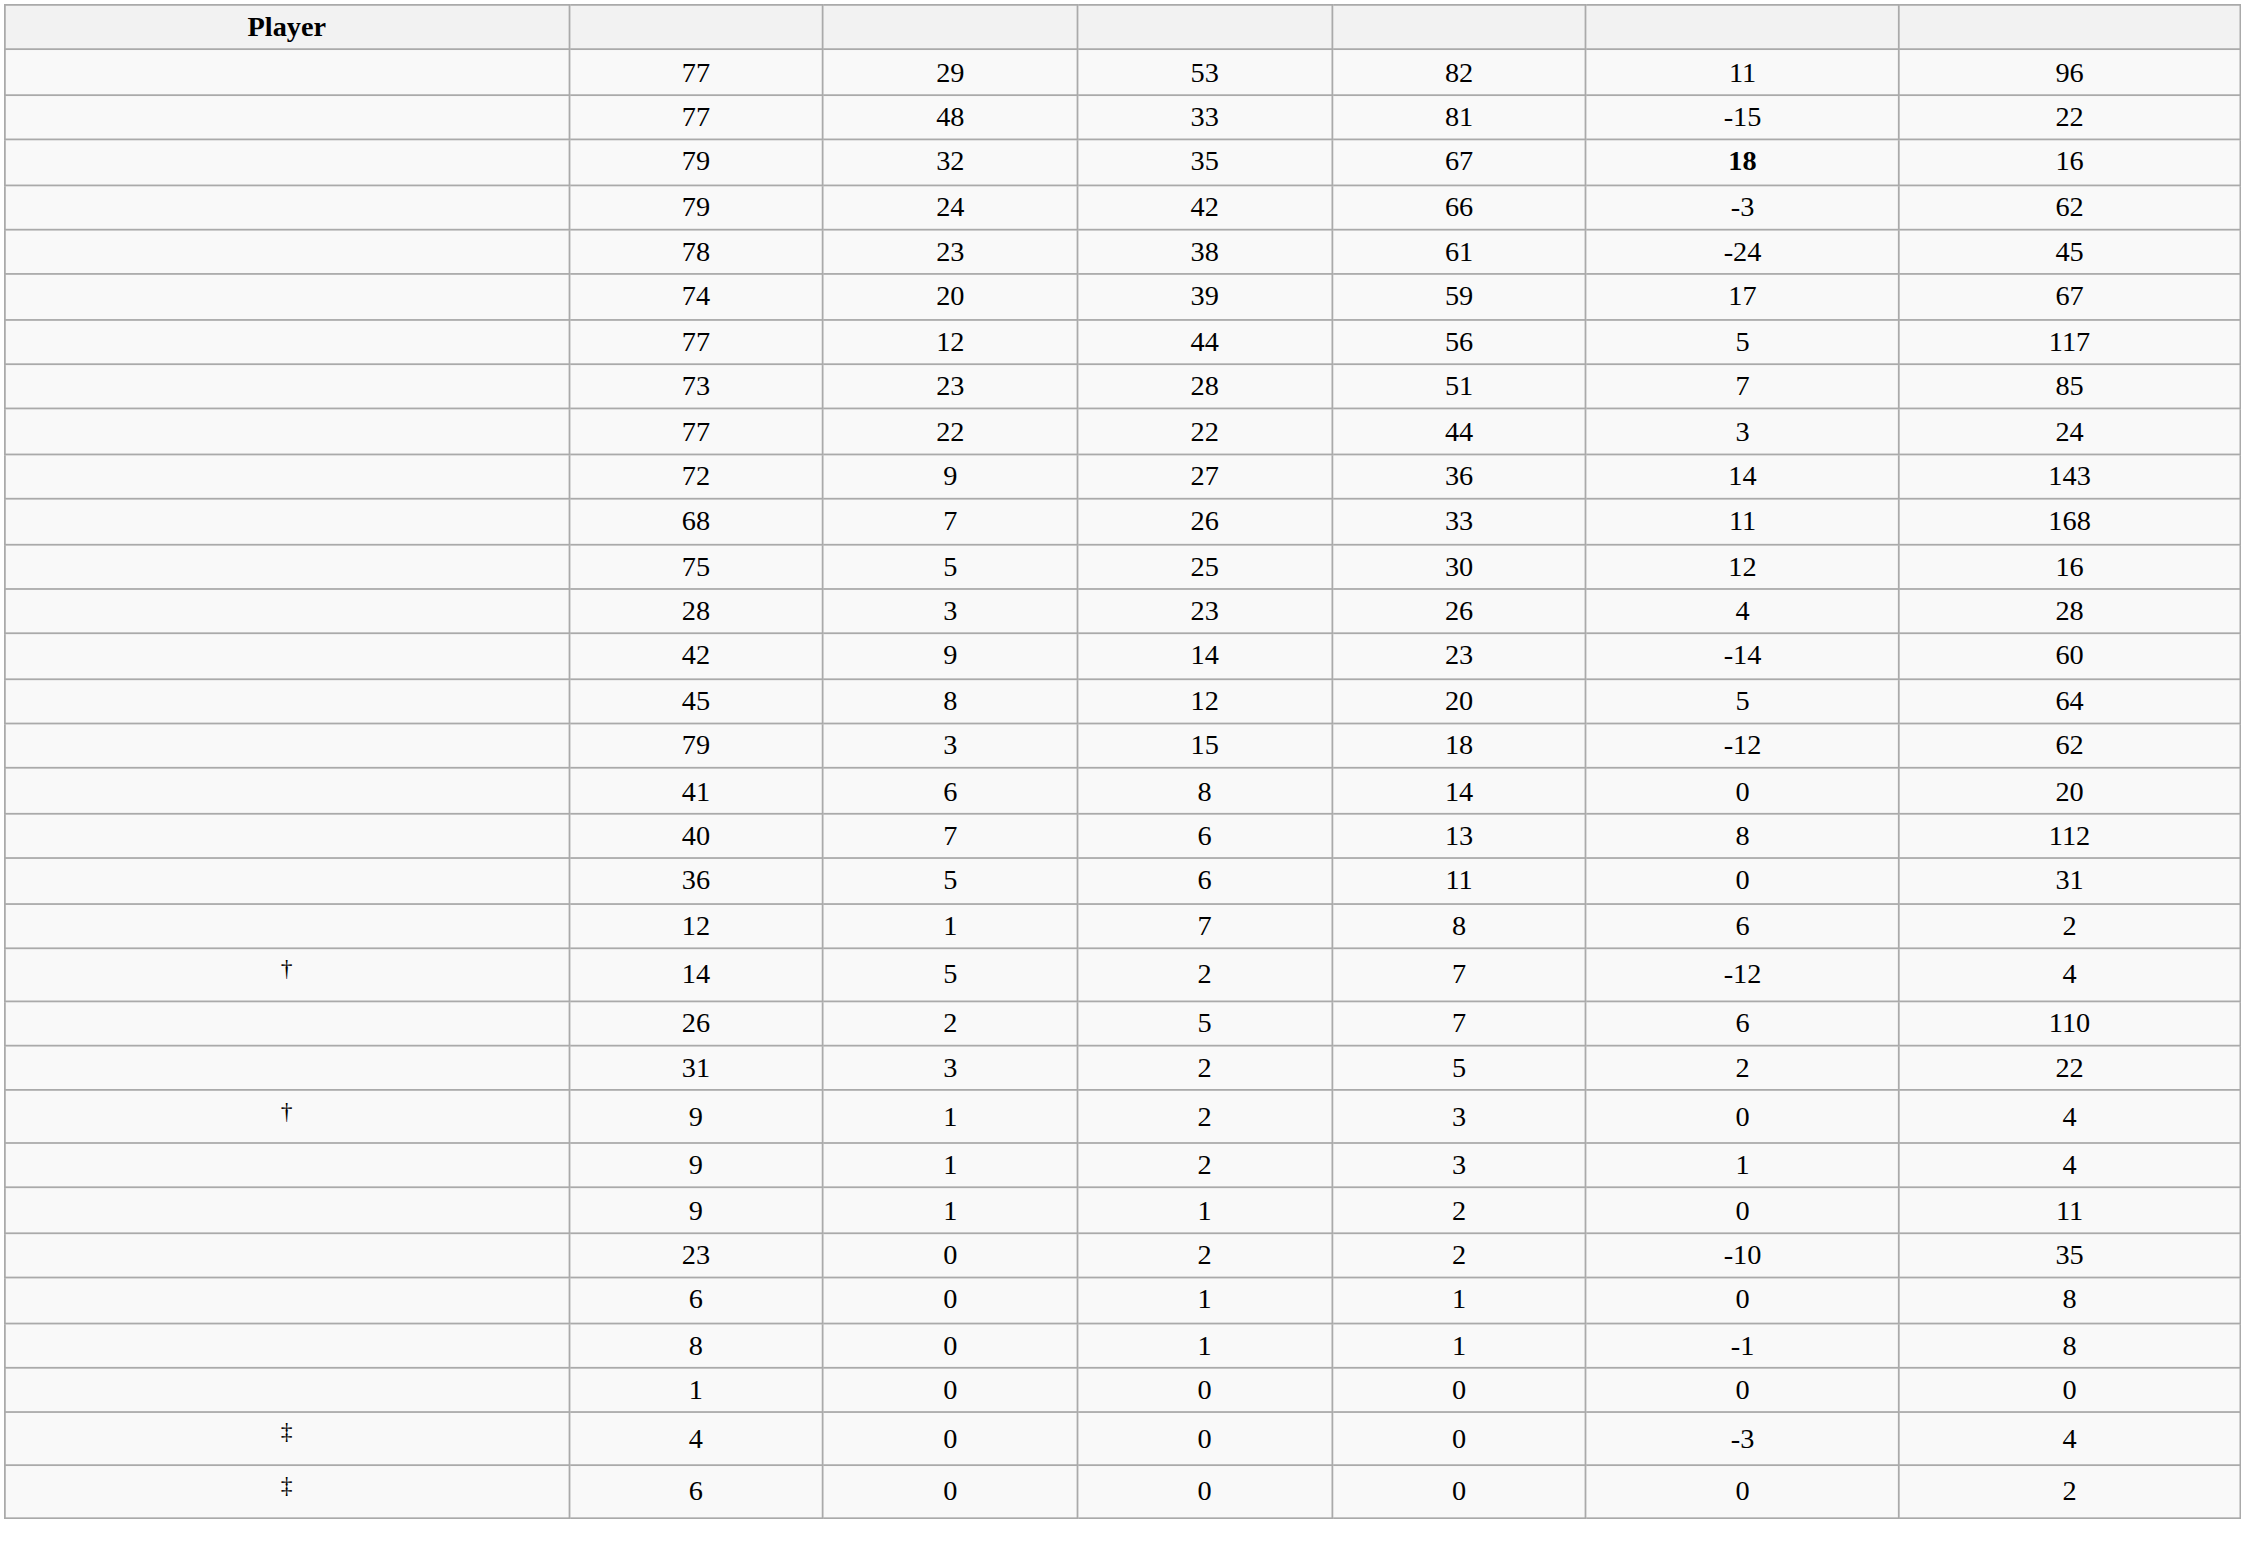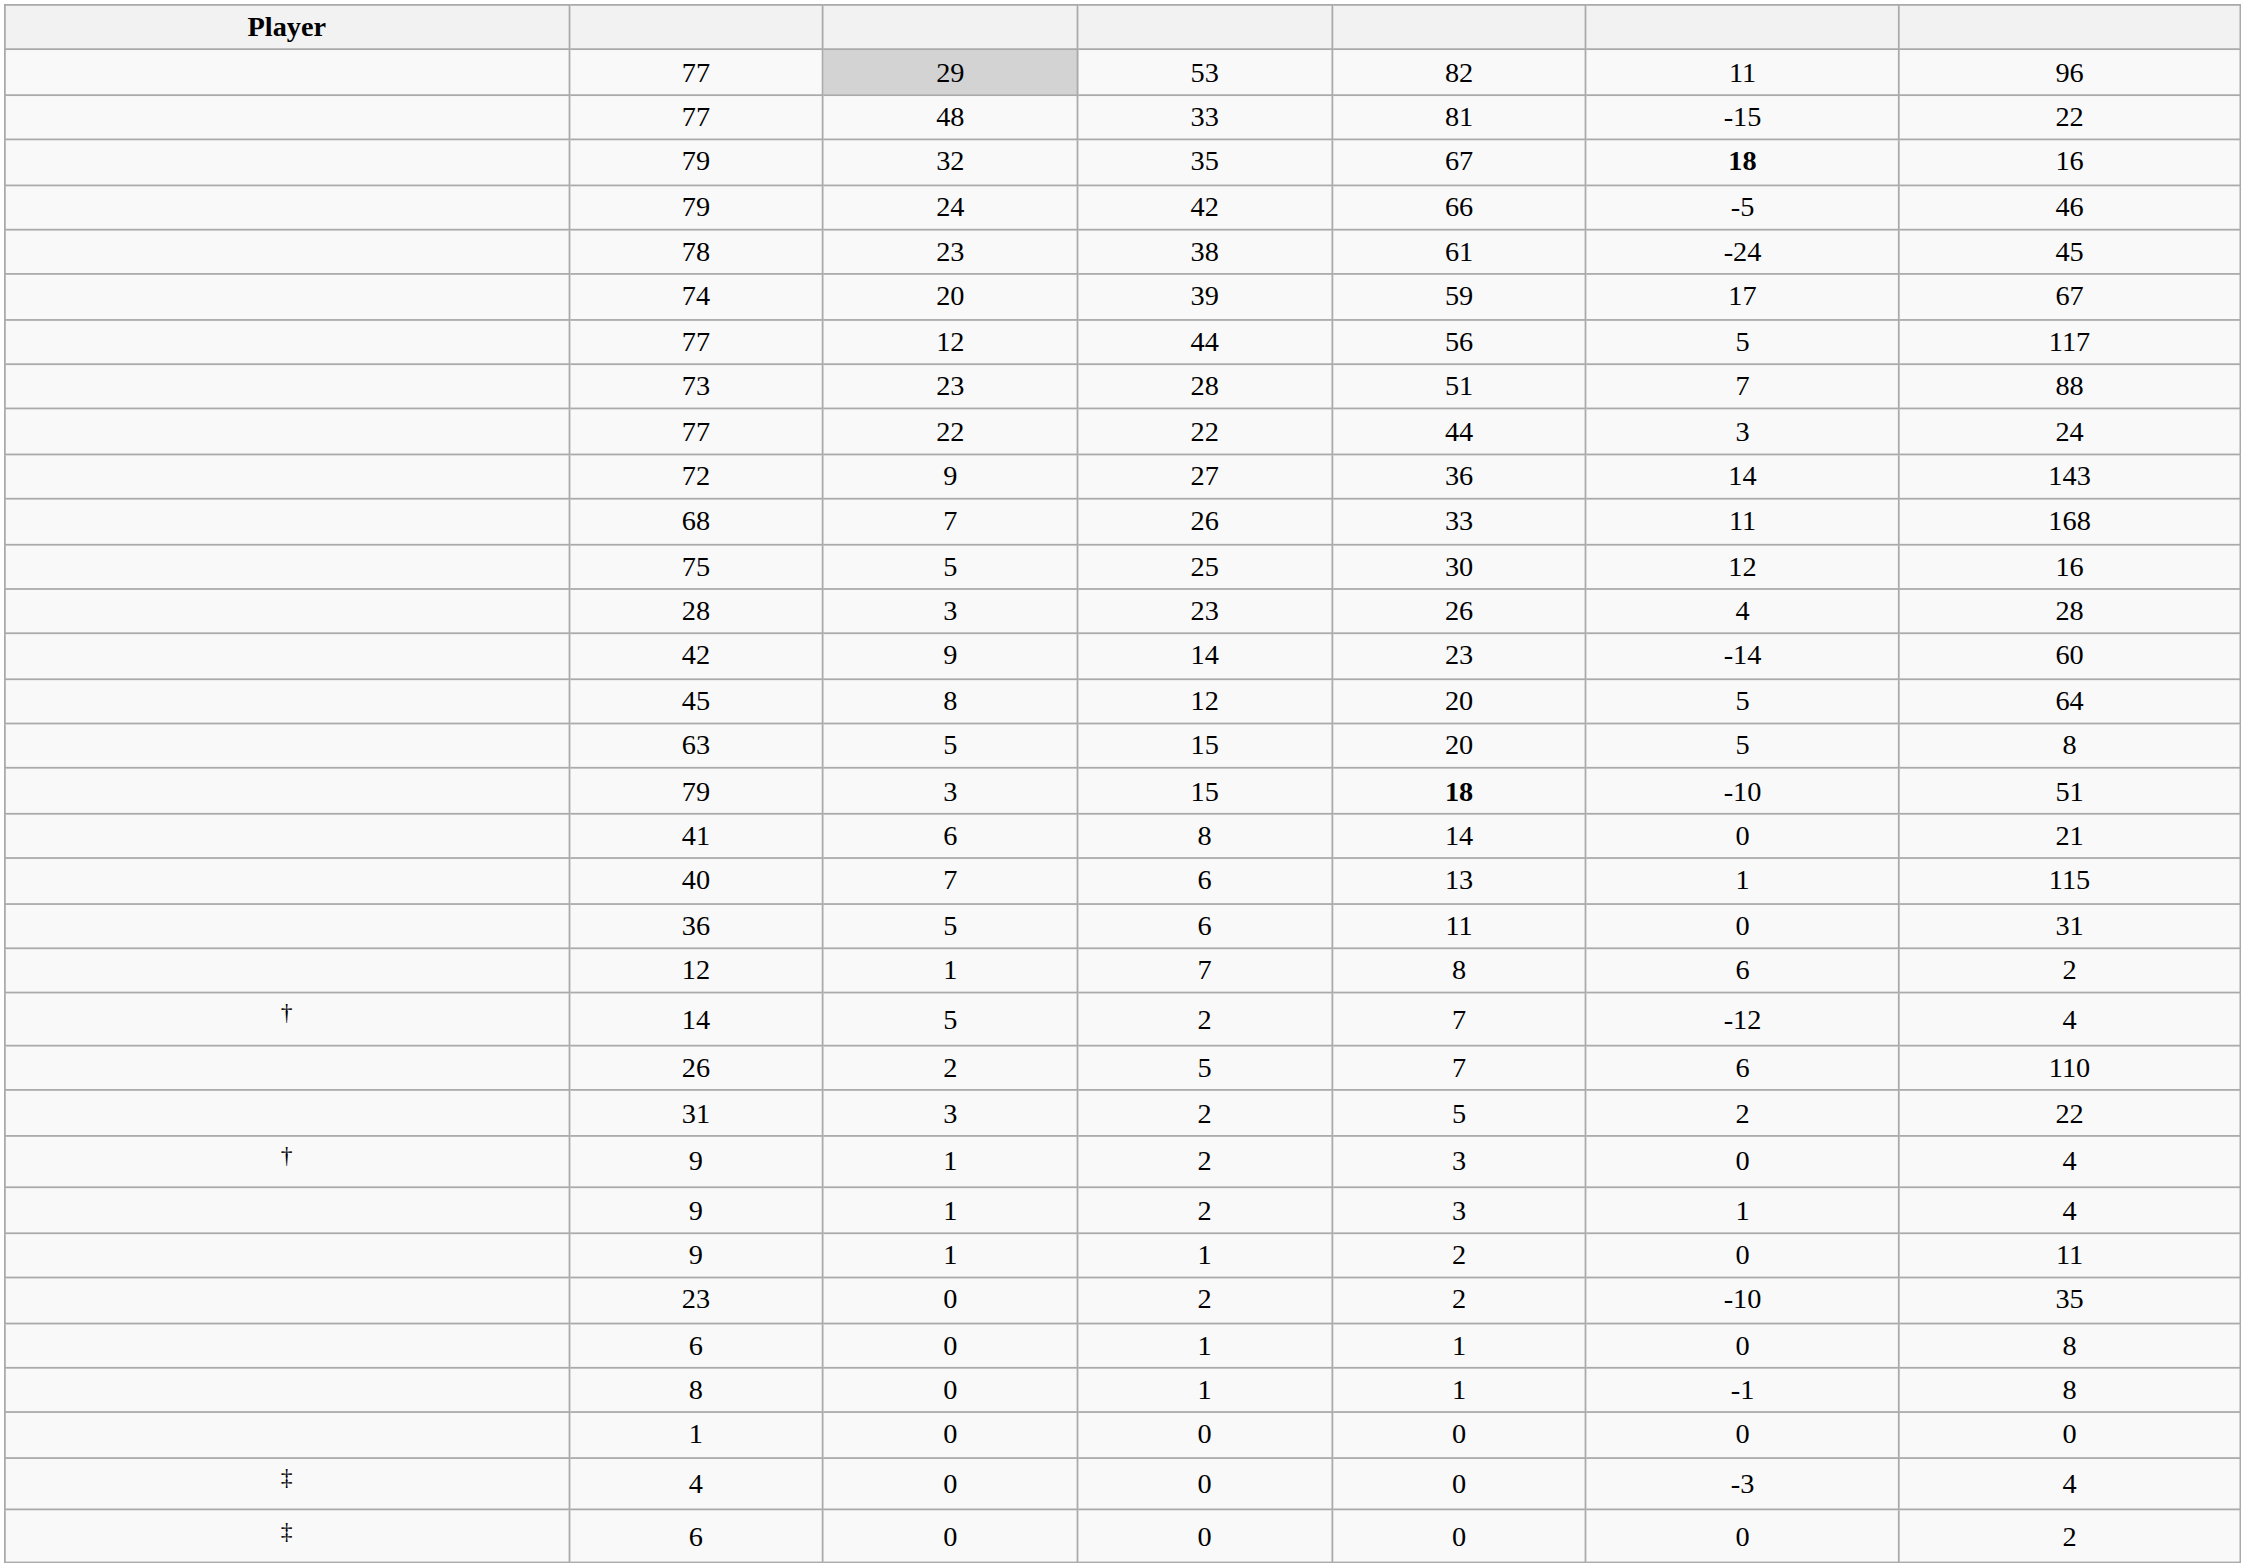(950, 71) no background -> (950, 71) lightgrey background
(1743, 206) -3 -> (1743, 206) -5
(2070, 206) 62 -> (2070, 206) 46
(2070, 386) 85 -> (2070, 386) 88
+ row: (696, 745)
(1459, 745) normal -> (1459, 790) bold
(1743, 745) -12 -> (1743, 790) -10
(2070, 745) 62 -> (2070, 790) 51
(2070, 790) 20 -> (2070, 835) 21
(1743, 835) 8 -> (1743, 880) 1
(2070, 835) 112 -> (2070, 880) 115
